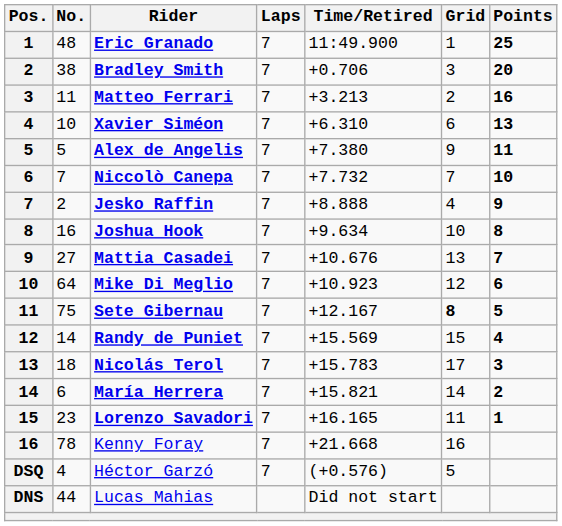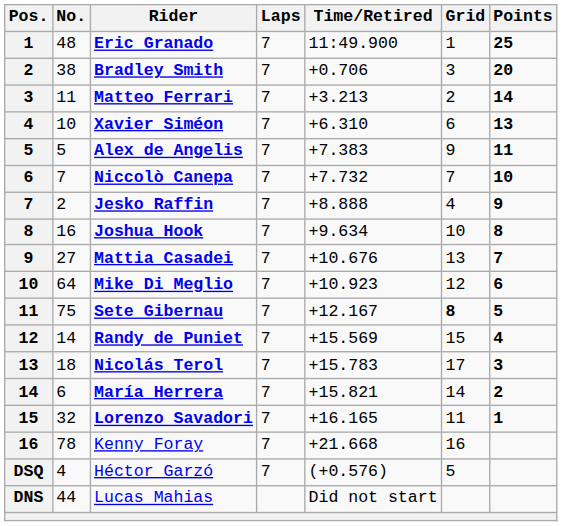(503, 99) 16 -> (503, 99) 14
(338, 152) +7.380 -> (338, 152) +7.383
(66, 419) 23 -> (66, 419) 32
